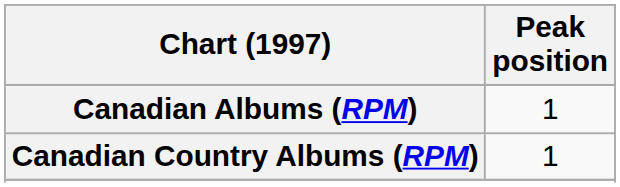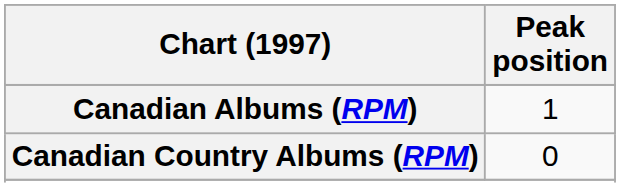(550, 155) 1 -> (550, 155) 0
